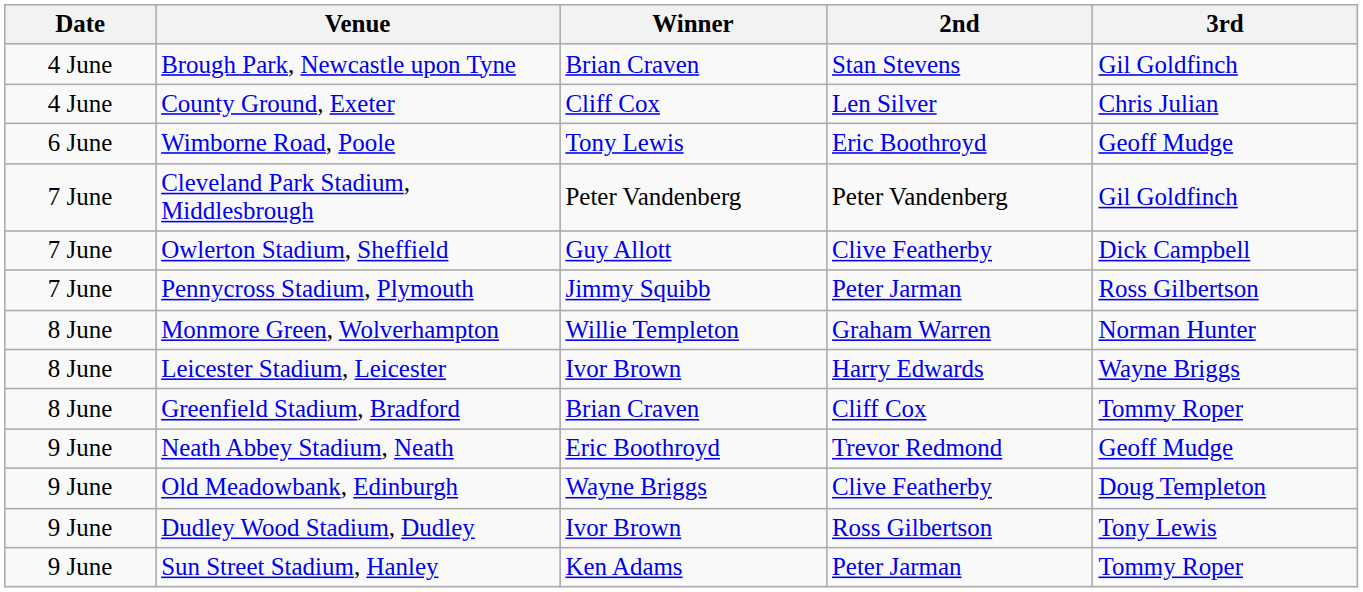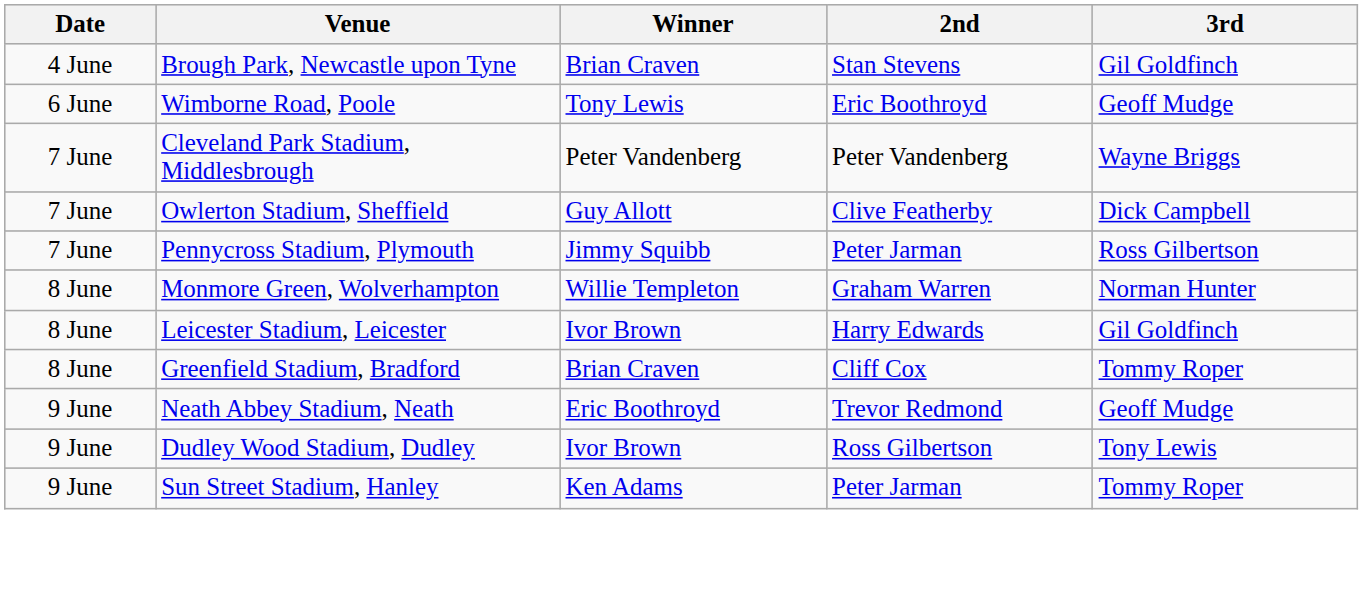- row: (278, 103)
(1168, 196) Gil Goldfinch -> (1169, 157) Wayne Briggs
(1169, 369) Wayne Briggs -> (1168, 329) Gil Goldfinch
- row: (310, 487)
